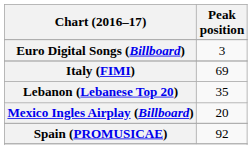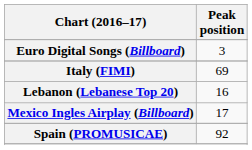(222, 92) 35 -> (222, 92) 16
(222, 112) 20 -> (222, 112) 17
